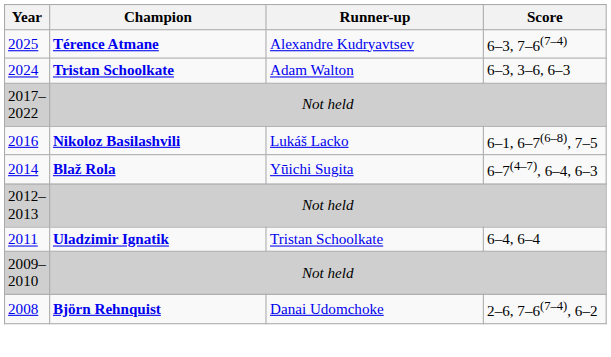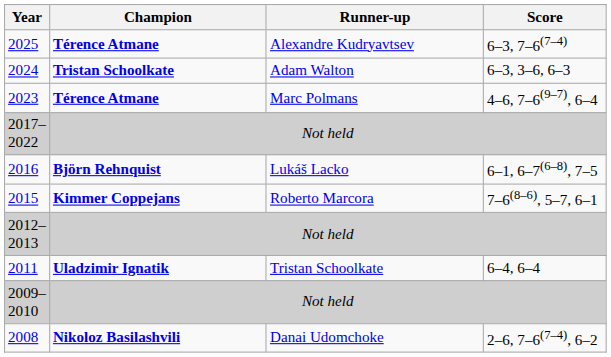+ row: (23, 98)
(117, 140) Nikoloz Basilashvili -> (107, 169) Björn Rehnquist
+ row: (23, 198)
- row: (23, 169)
(107, 309) Björn Rehnquist -> (117, 338) Nikoloz Basilashvili
